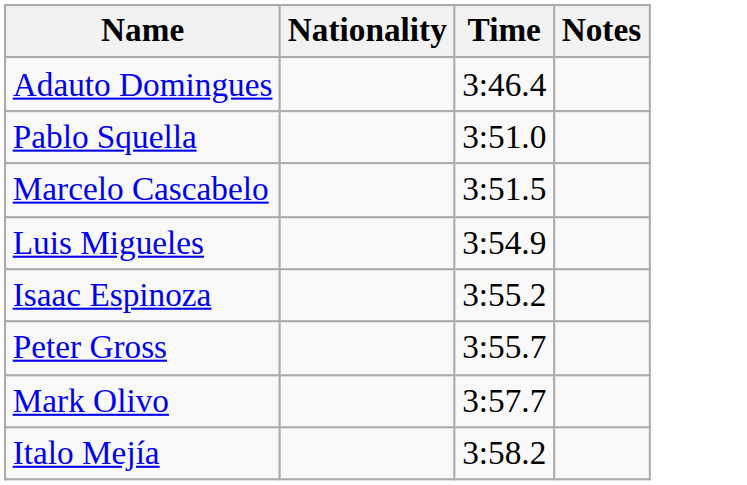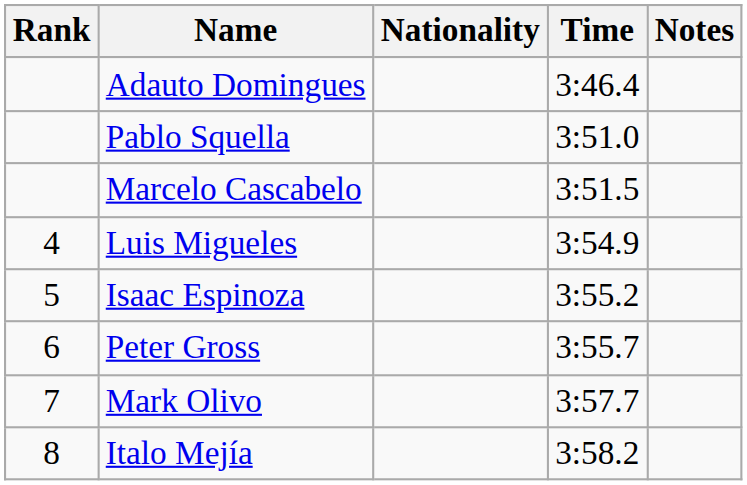+ column: (52, 30)
